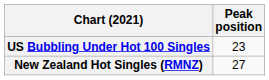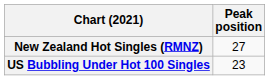rows swapped: (108, 65) <-> (108, 46)
